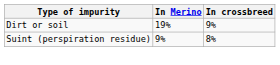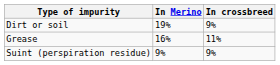+ row: (22, 39)
(211, 39) 8% -> (211, 53) 9%
